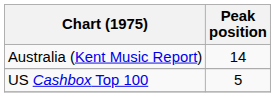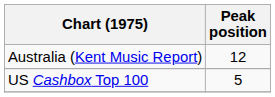(238, 56) 14 -> (238, 56) 12
